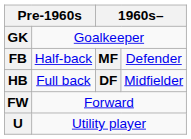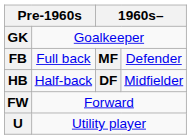(63, 59) Half-back -> (63, 59) Full back
(63, 80) Full back -> (63, 80) Half-back
